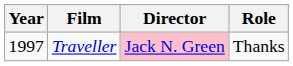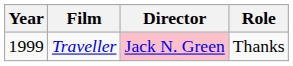(26, 46) 1997 -> (26, 46) 1999
